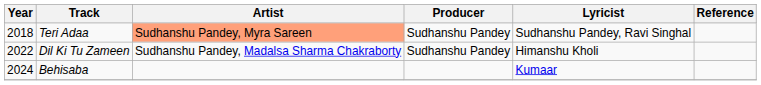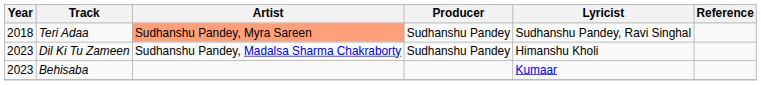(20, 51) 2022 -> (20, 51) 2023
(20, 70) 2024 -> (20, 70) 2023
